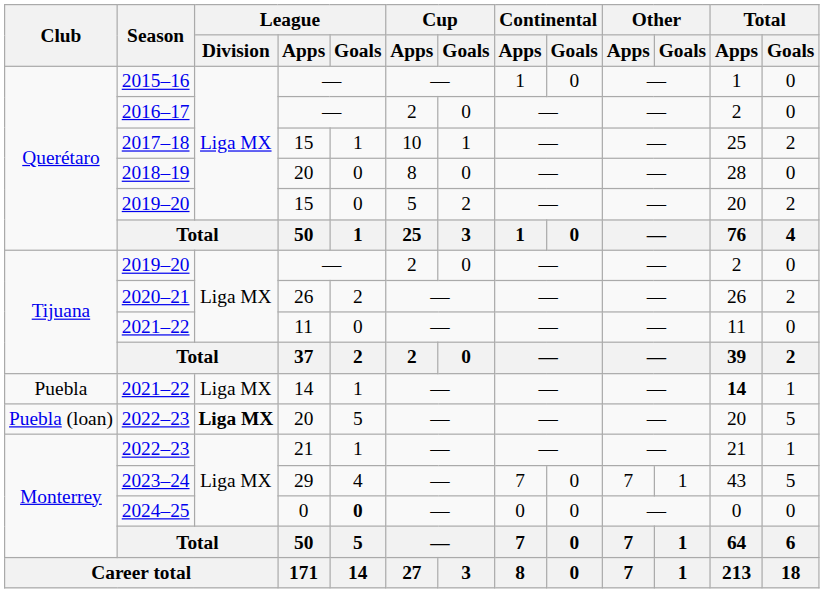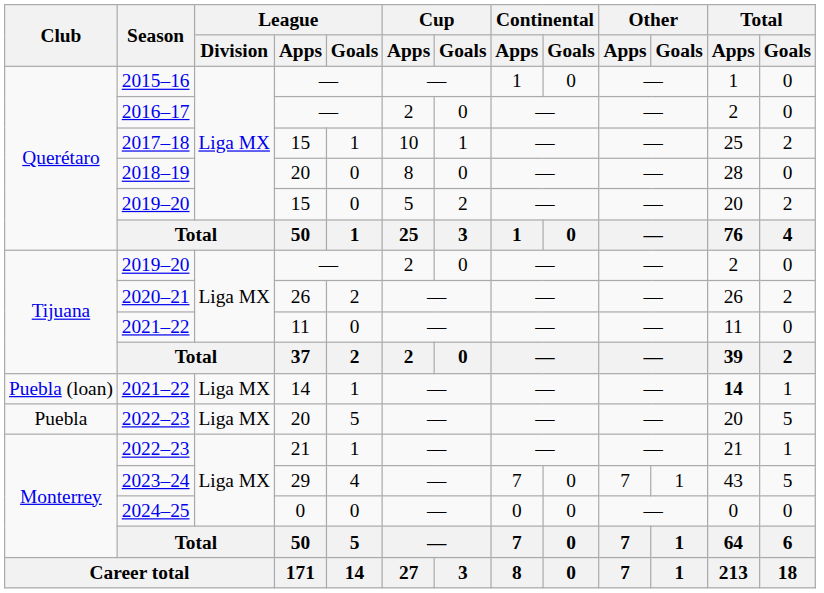(61, 388) Puebla -> (61, 388) Puebla (loan)
(61, 419) Puebla (loan) -> (61, 419) Puebla
(236, 419) bold -> (234, 419) normal
(358, 511) bold -> (355, 511) normal
